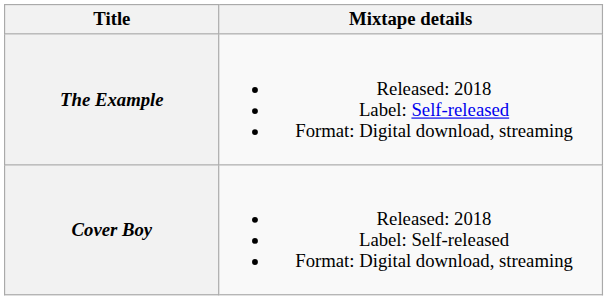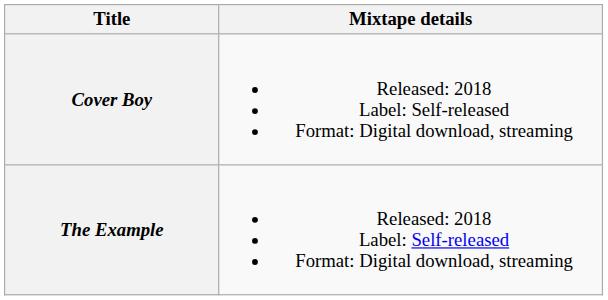rows swapped: (112, 99) <-> (112, 229)
